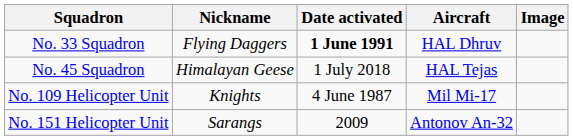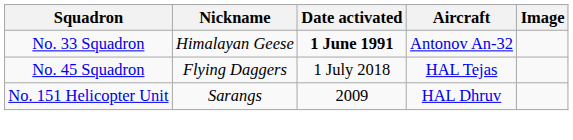(235, 43) Flying Daggers -> (235, 43) Himalayan Geese
(462, 43) HAL Dhruv -> (462, 43) Antonov An-32
(235, 69) Himalayan Geese -> (235, 69) Flying Daggers
- row: (88, 95)
(462, 122) Antonov An-32 -> (462, 95) HAL Dhruv
